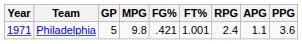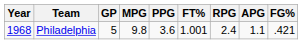columns swapped: (164, 13) <-> (283, 13)
(19, 31) 1971 -> (19, 31) 1968
